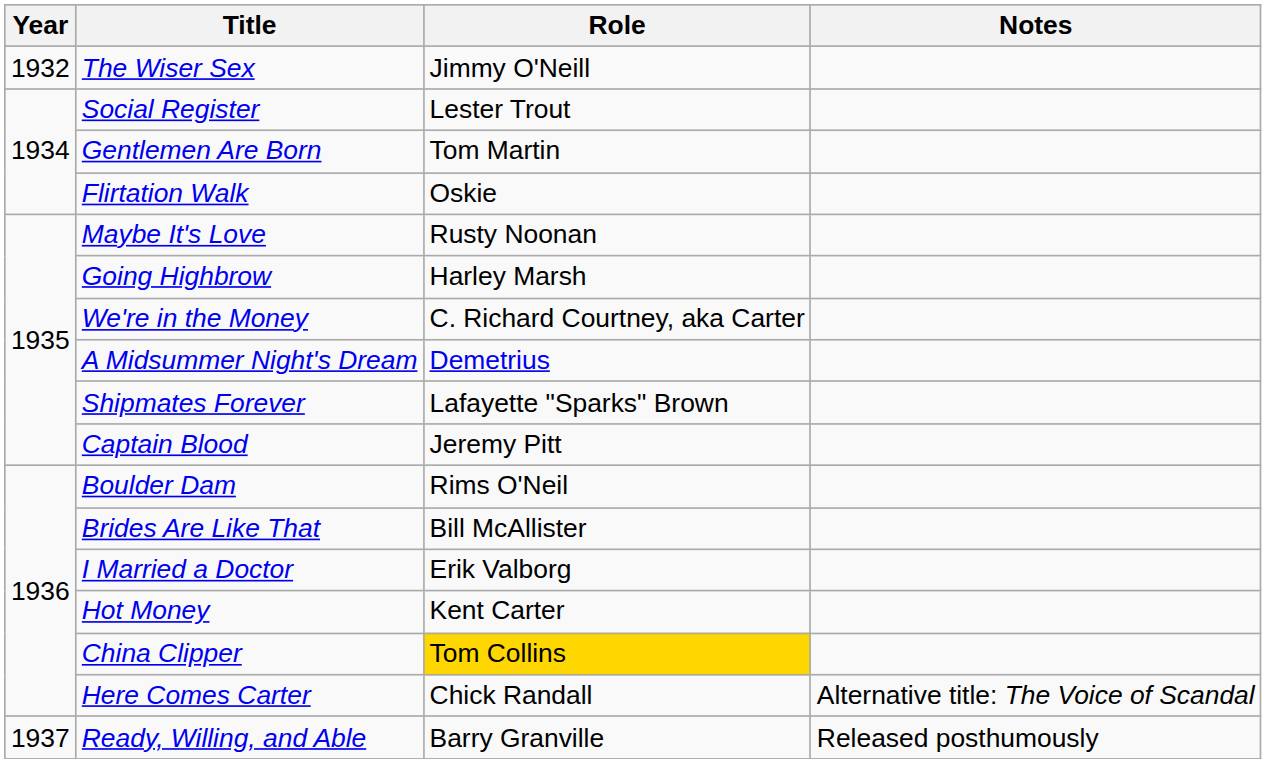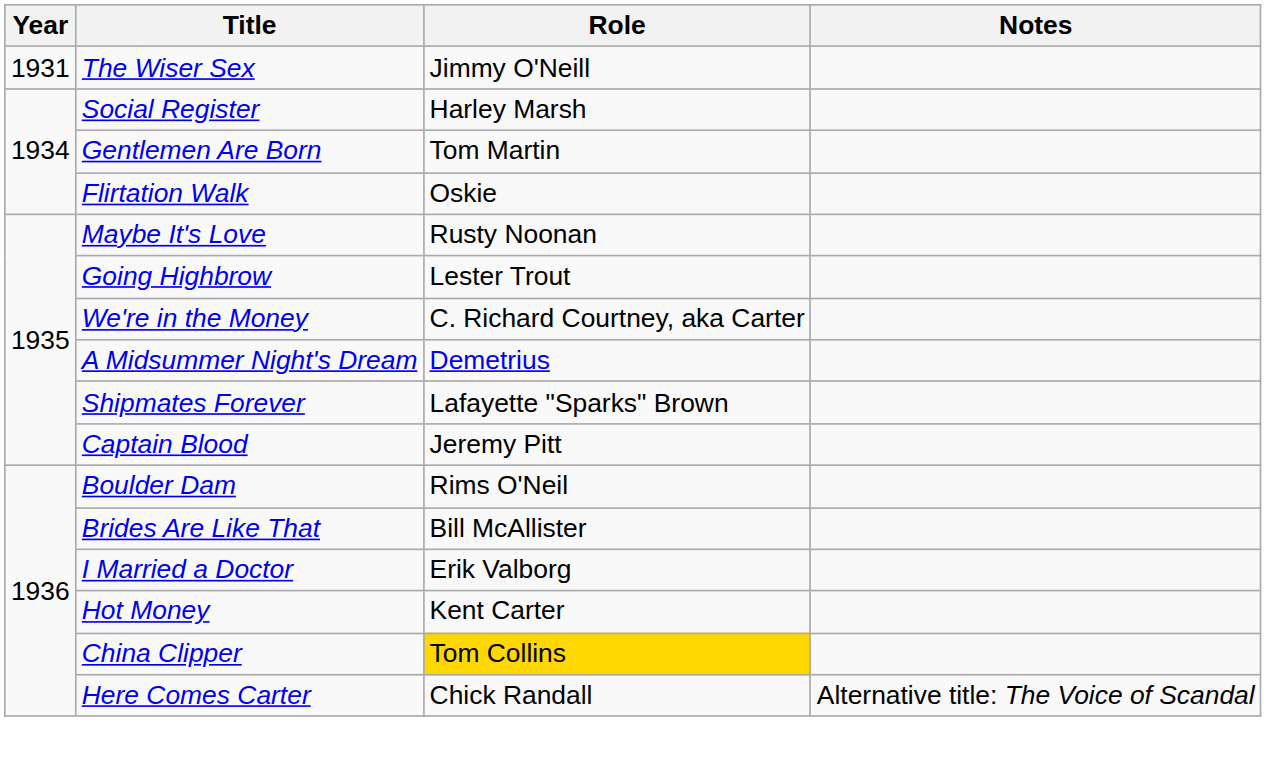(40, 67) 1932 -> (40, 67) 1931
(500, 109) Lester Trout -> (508, 109) Harley Marsh
(508, 276) Harley Marsh -> (500, 276) Lester Trout
- row: (224, 737)
